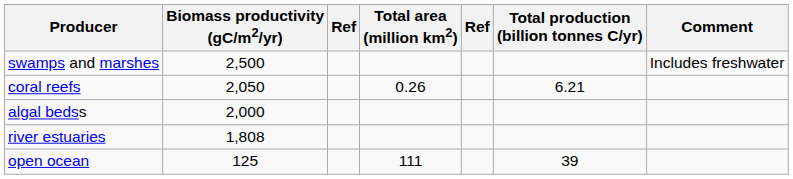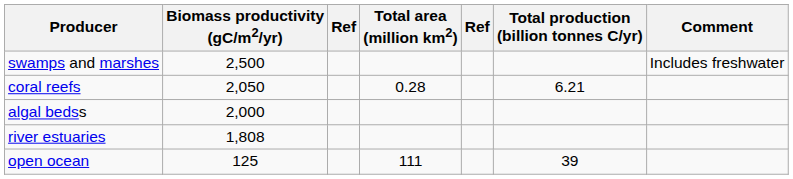(410, 87) 0.26 -> (410, 87) 0.28
